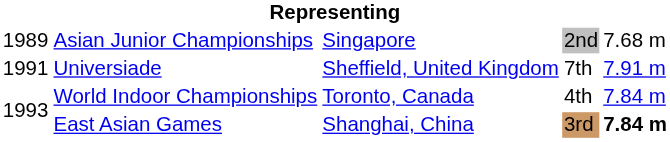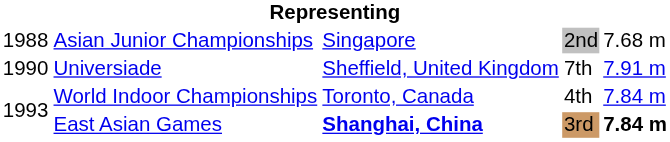(26, 40) 1989 -> (26, 40) 1988
(26, 68) 1991 -> (26, 68) 1990
(398, 124) normal -> (403, 124) bold
